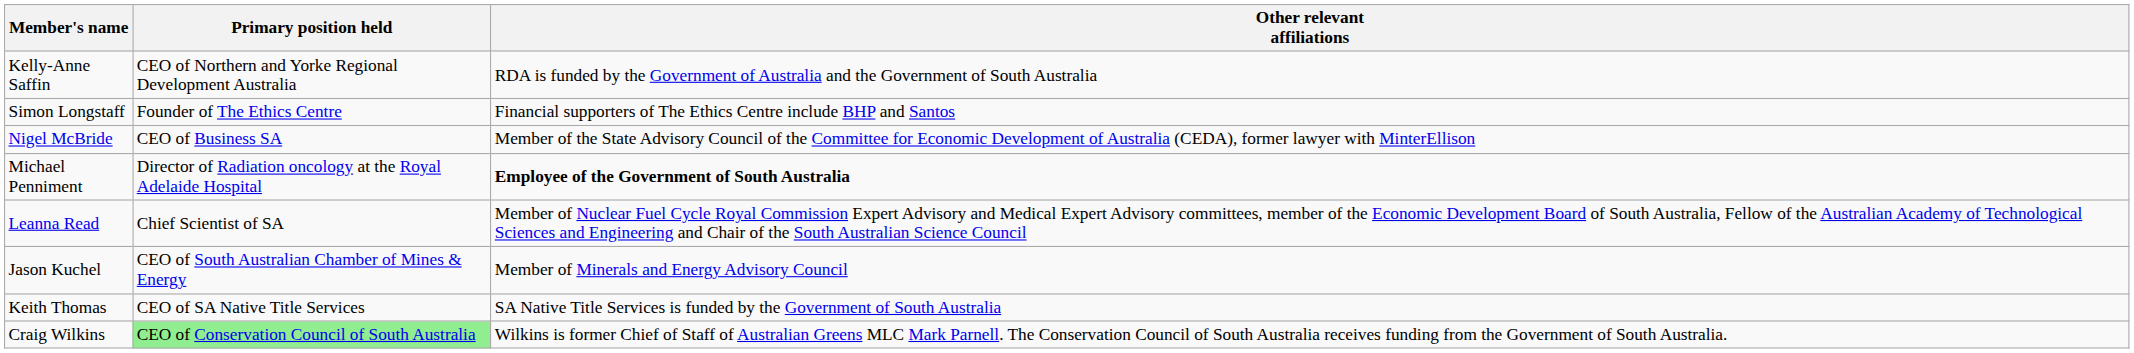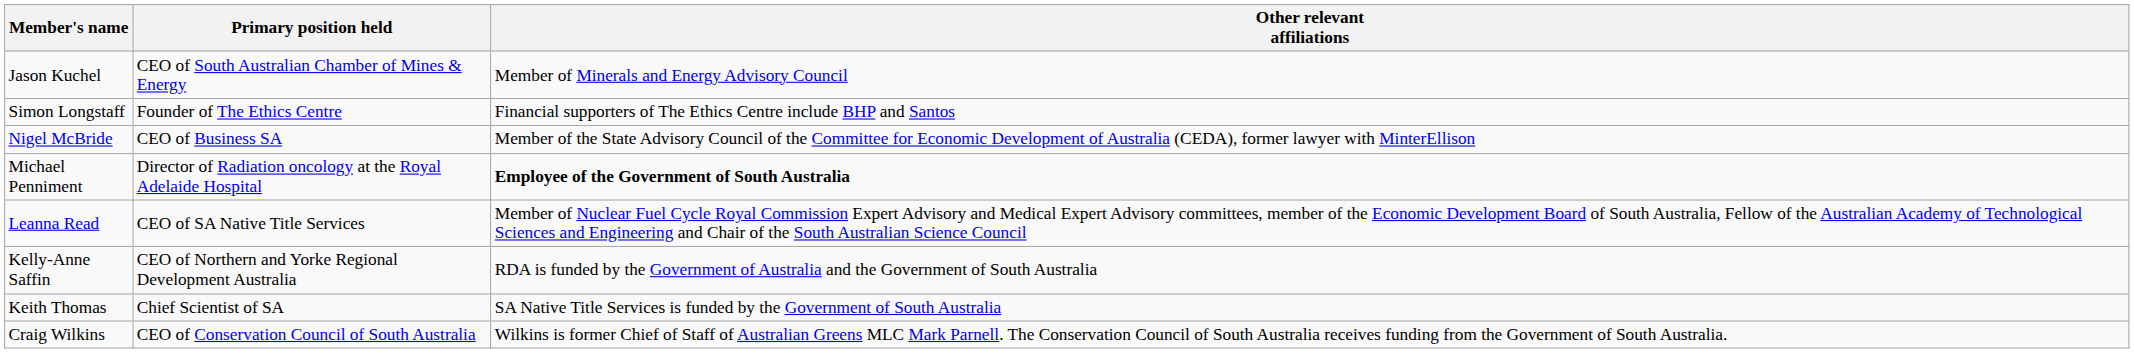rows swapped: (55, 270) <-> (49, 74)
(210, 223) Chief Scientist of SA -> (251, 223) CEO of SA Native Title Services
(251, 307) CEO of SA Native Title Services -> (210, 307) Chief Scientist of SA
(306, 334) lightgreen background -> (306, 334) no background
